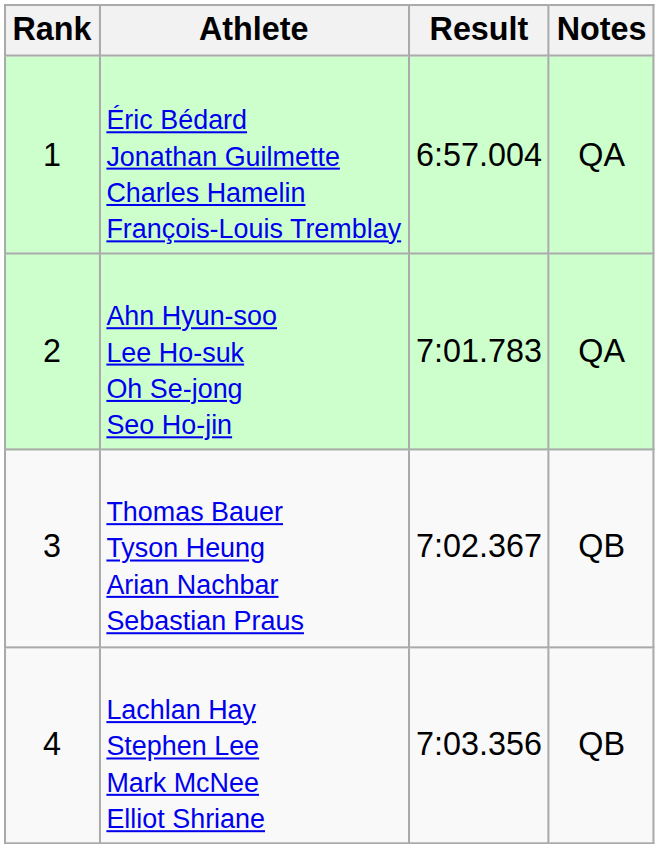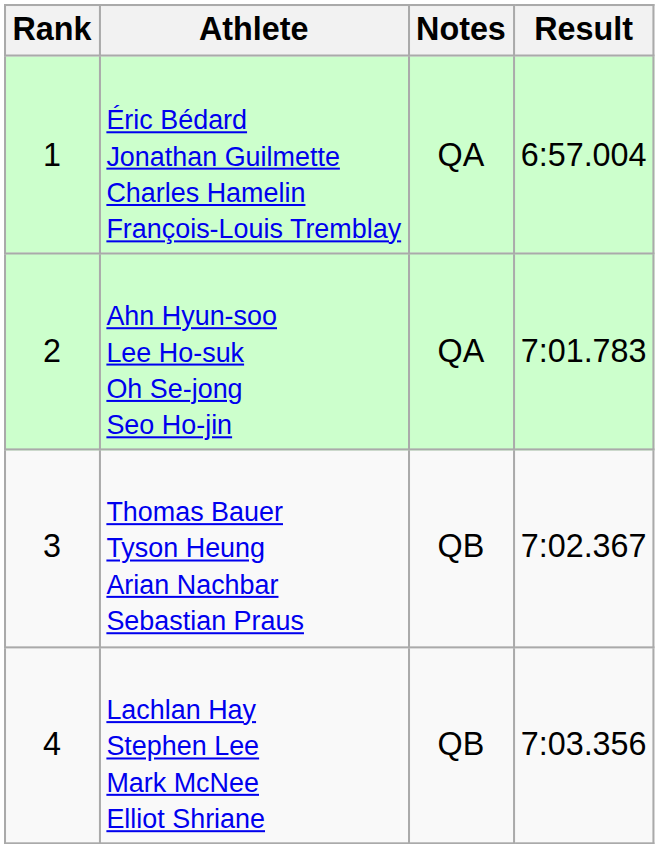columns swapped: (479, 30) <-> (602, 30)
